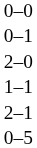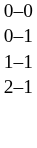- row: (18, 61)
- row: (18, 137)
